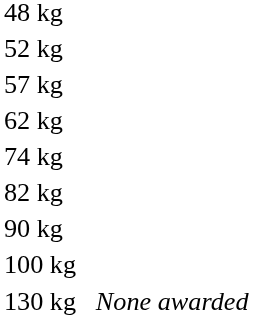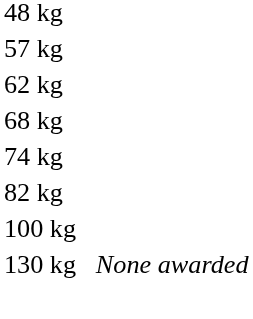- row: (33, 48)
+ row: (33, 120)
- row: (33, 228)
